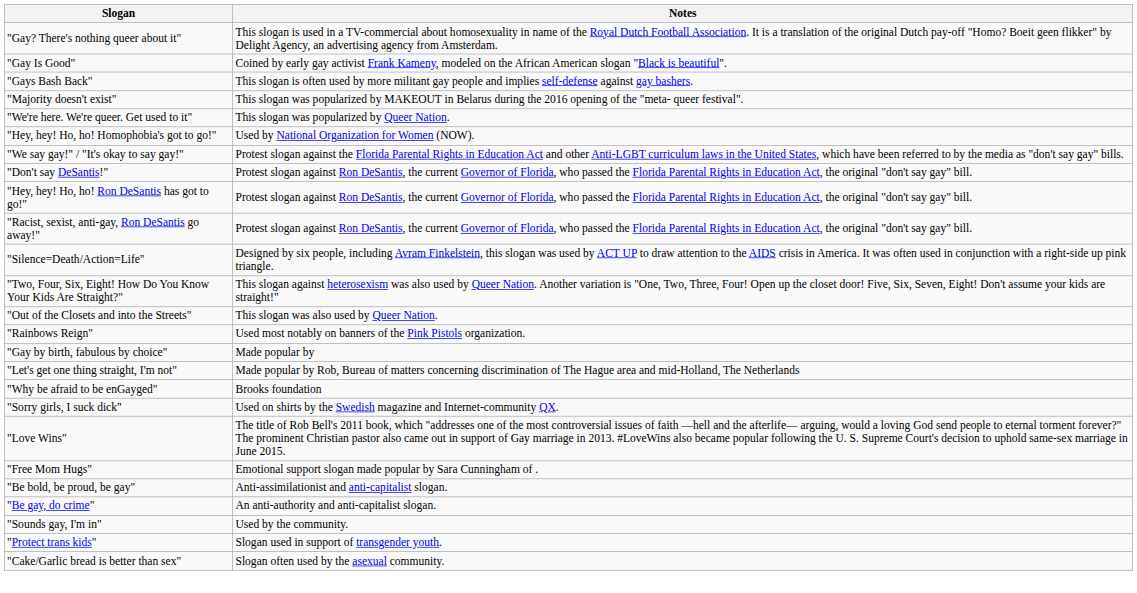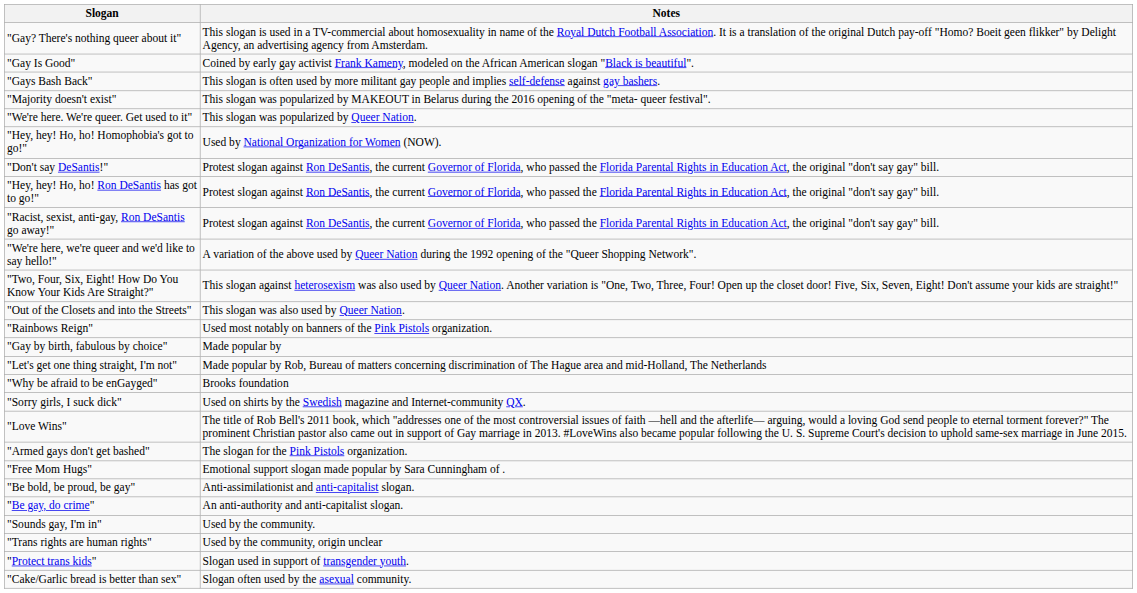- row: (95, 154)
+ row: (101, 254)
- row: (76, 259)
+ row: (78, 451)
+ row: (79, 542)
